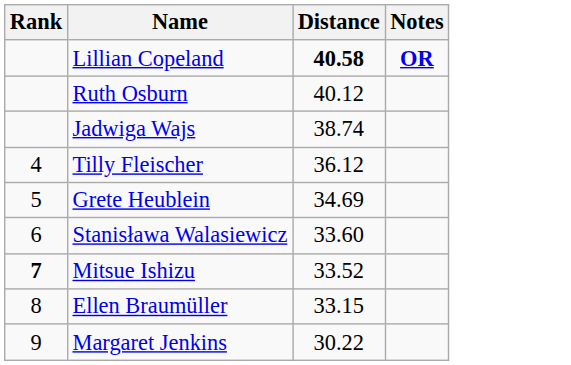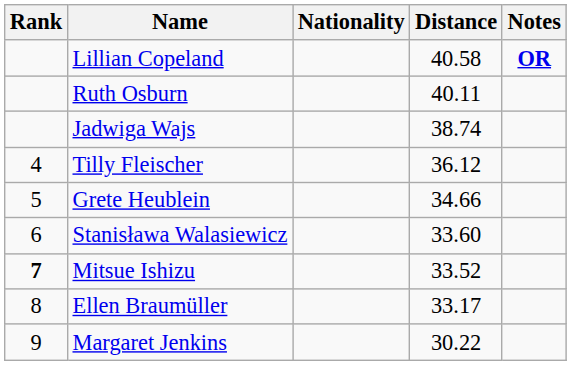+ column: (351, 22)
(339, 57) bold -> (456, 57) normal
(339, 93) 40.12 -> (456, 93) 40.11
(339, 199) 34.69 -> (456, 199) 34.66
(339, 306) 33.15 -> (456, 306) 33.17
